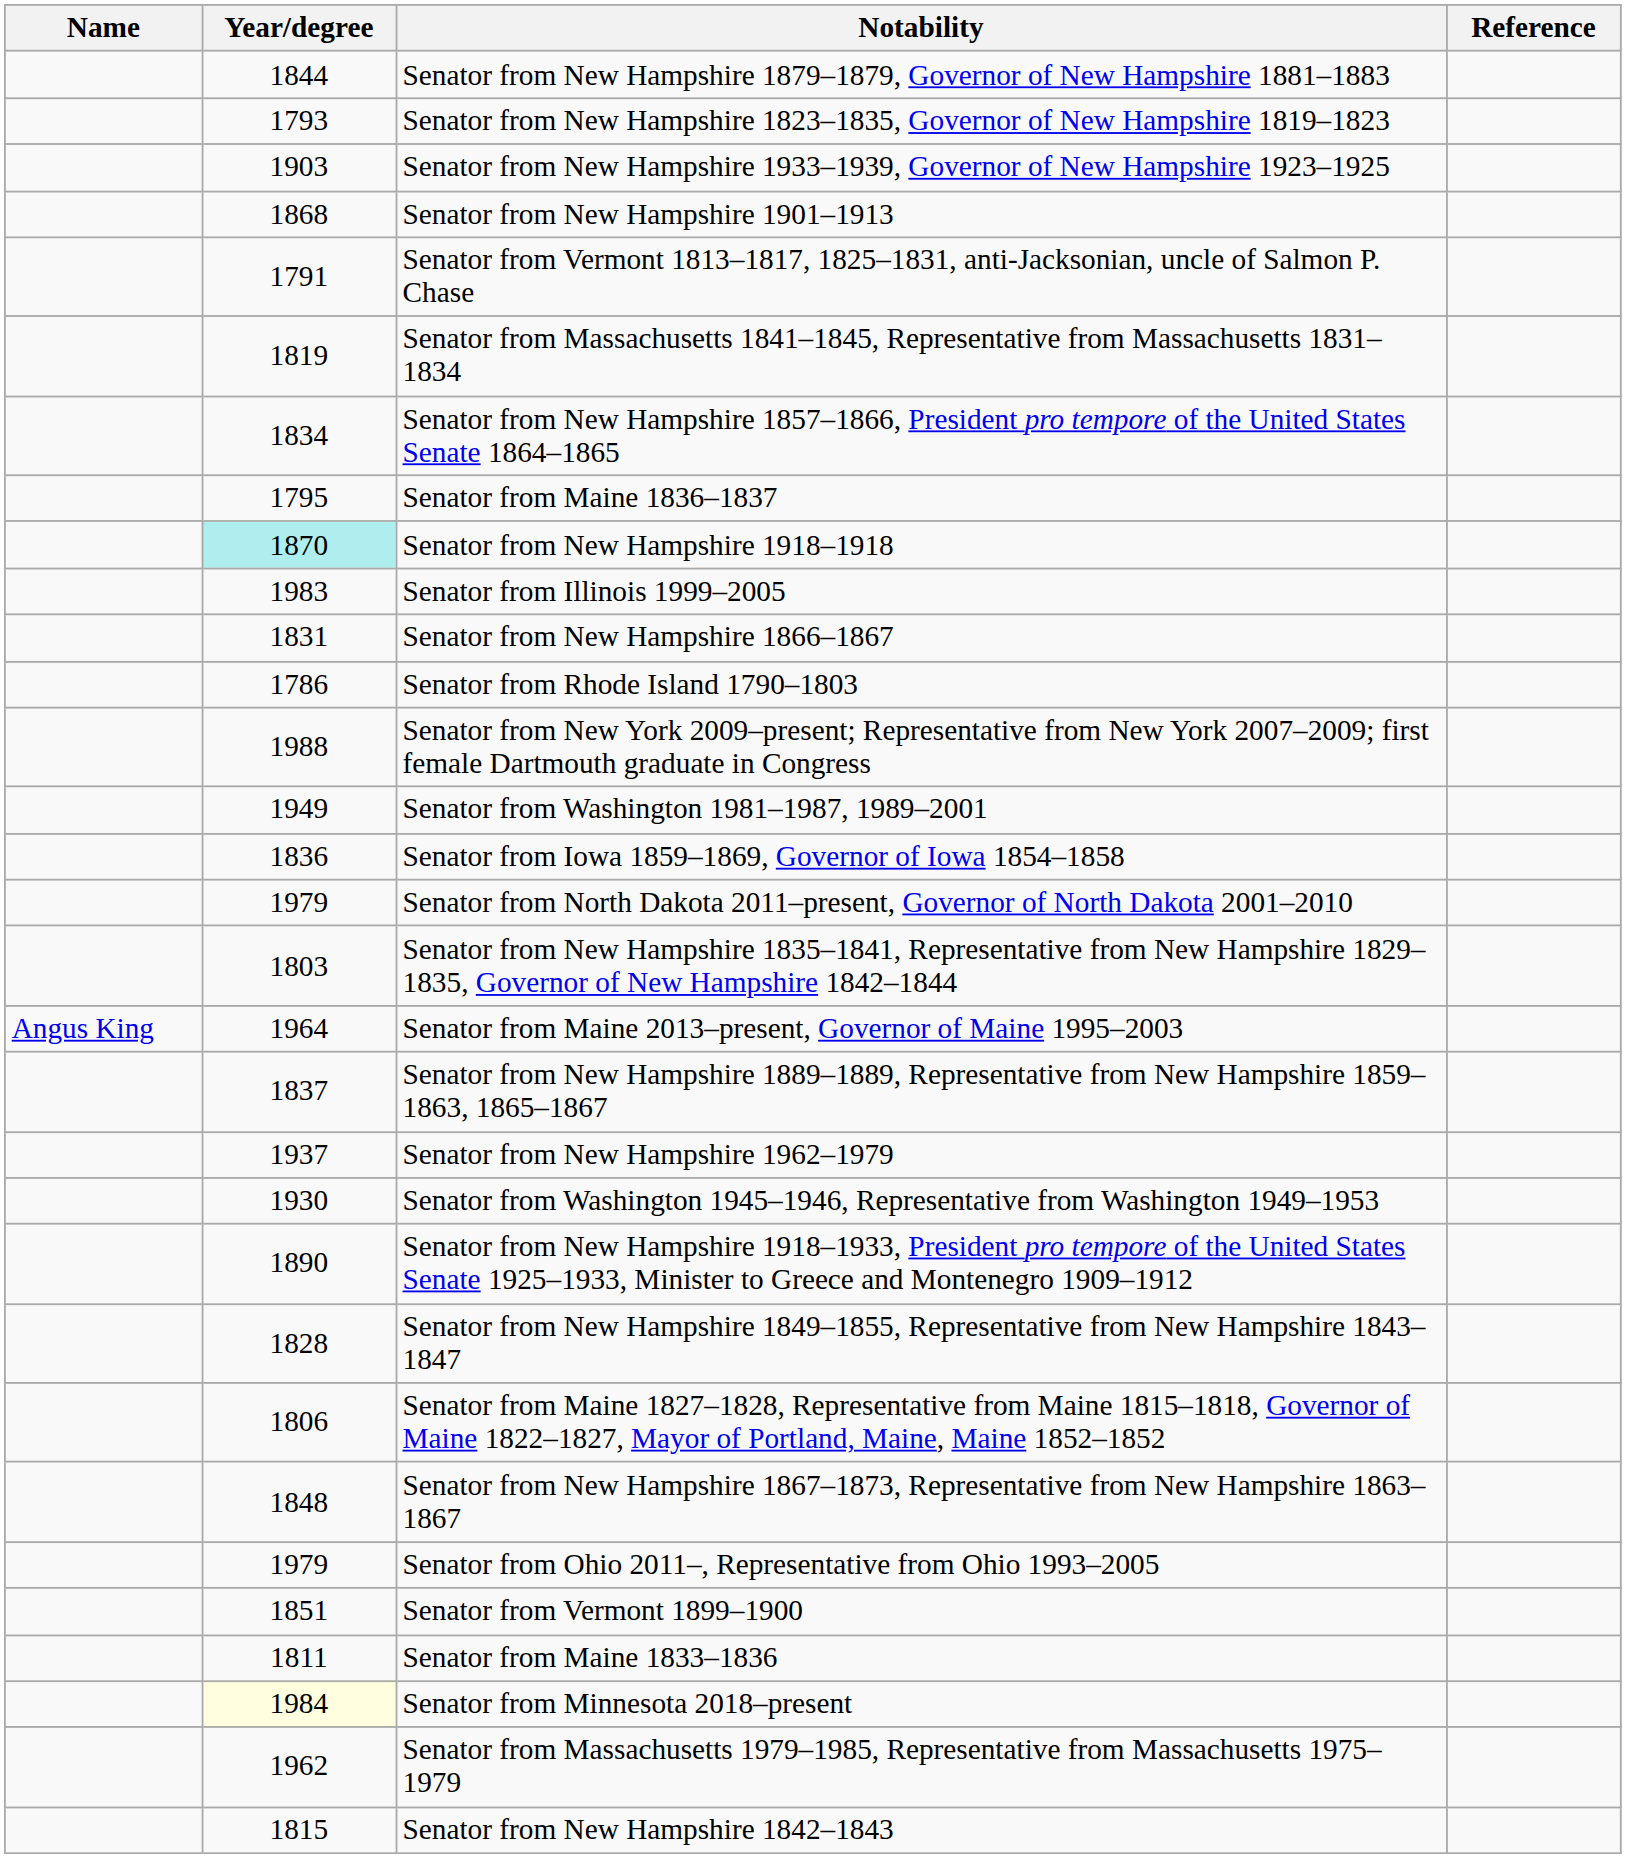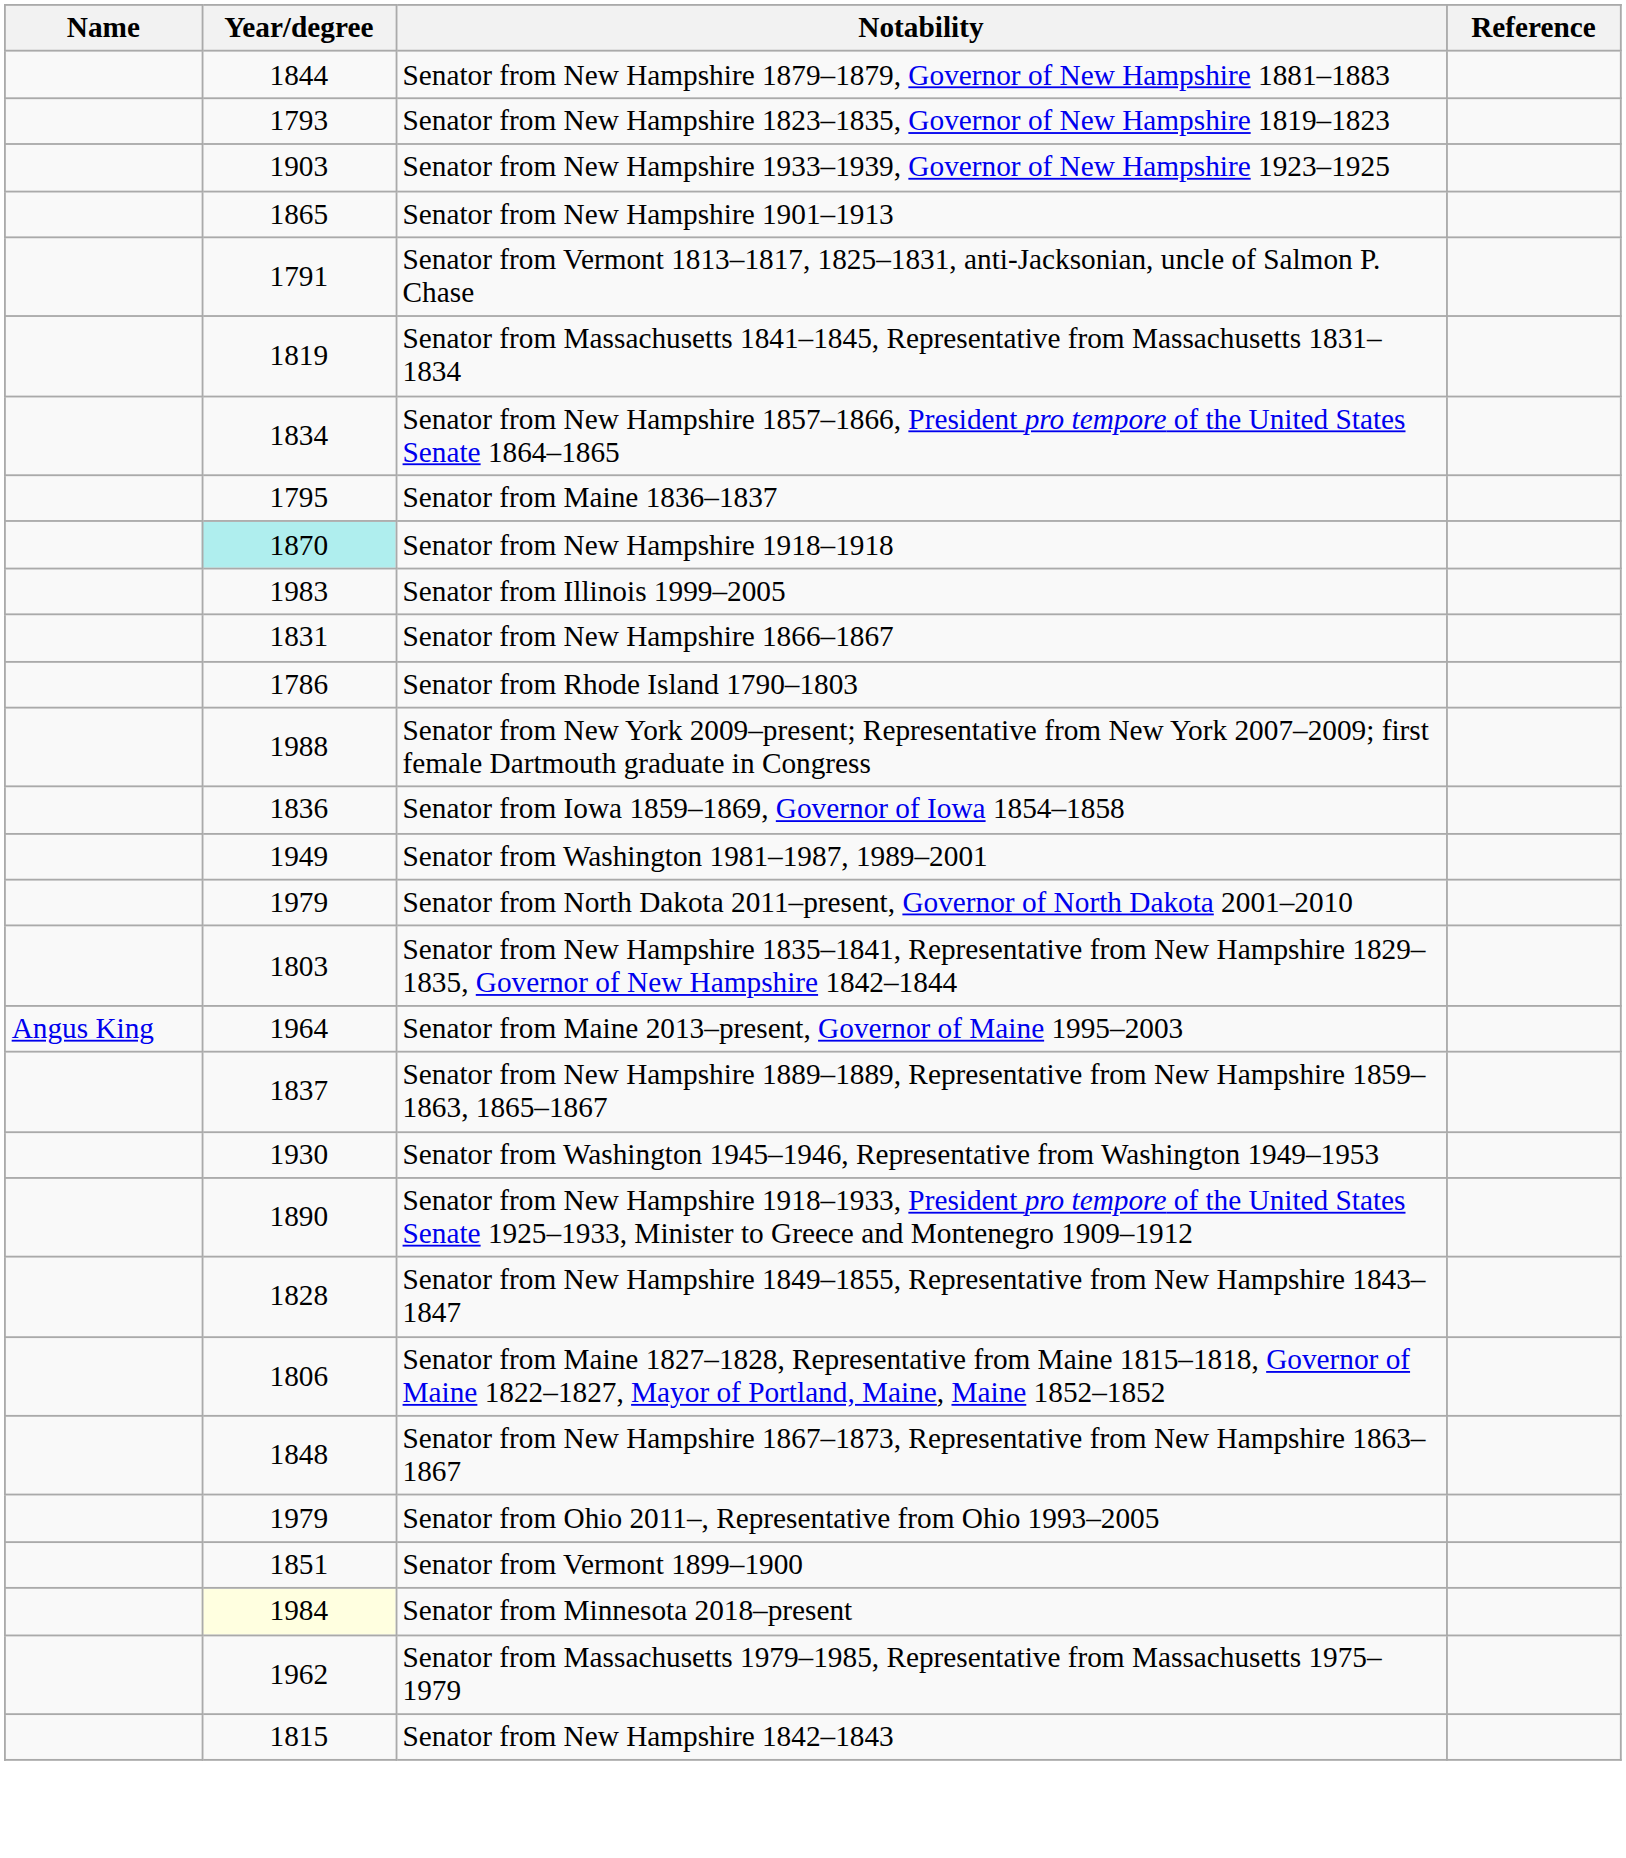(299, 213) 1868 -> (299, 213) 1865
rows swapped: (695, 809) <-> (764, 856)
- row: (648, 1154)
- row: (590, 1657)
